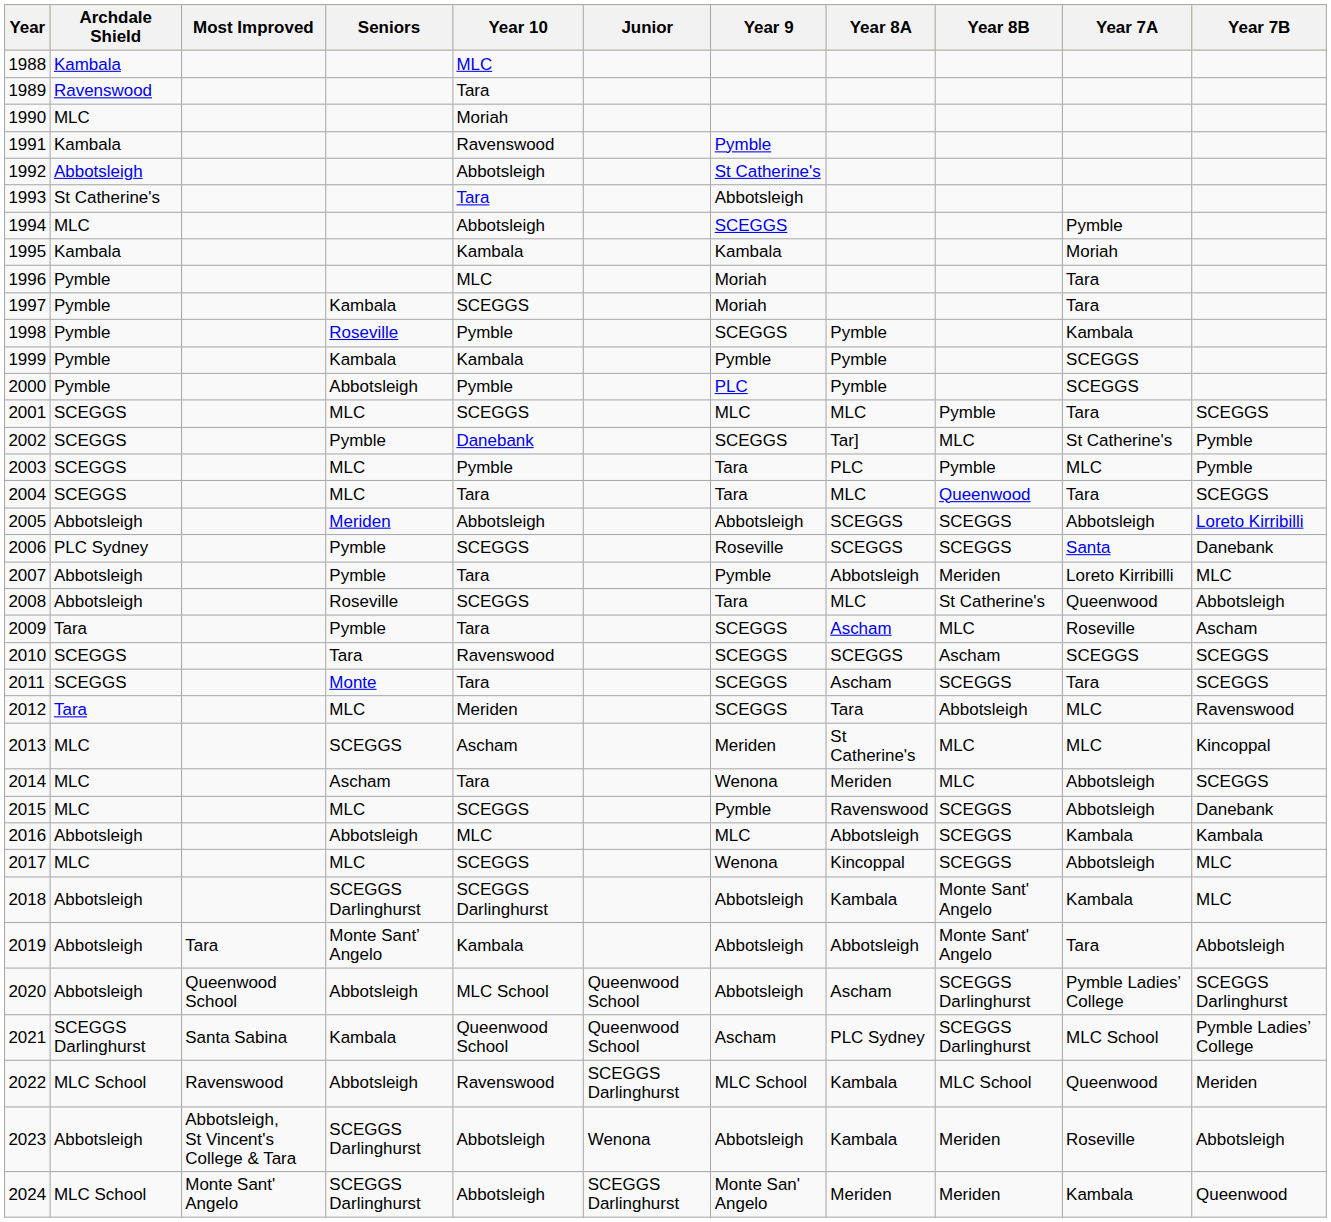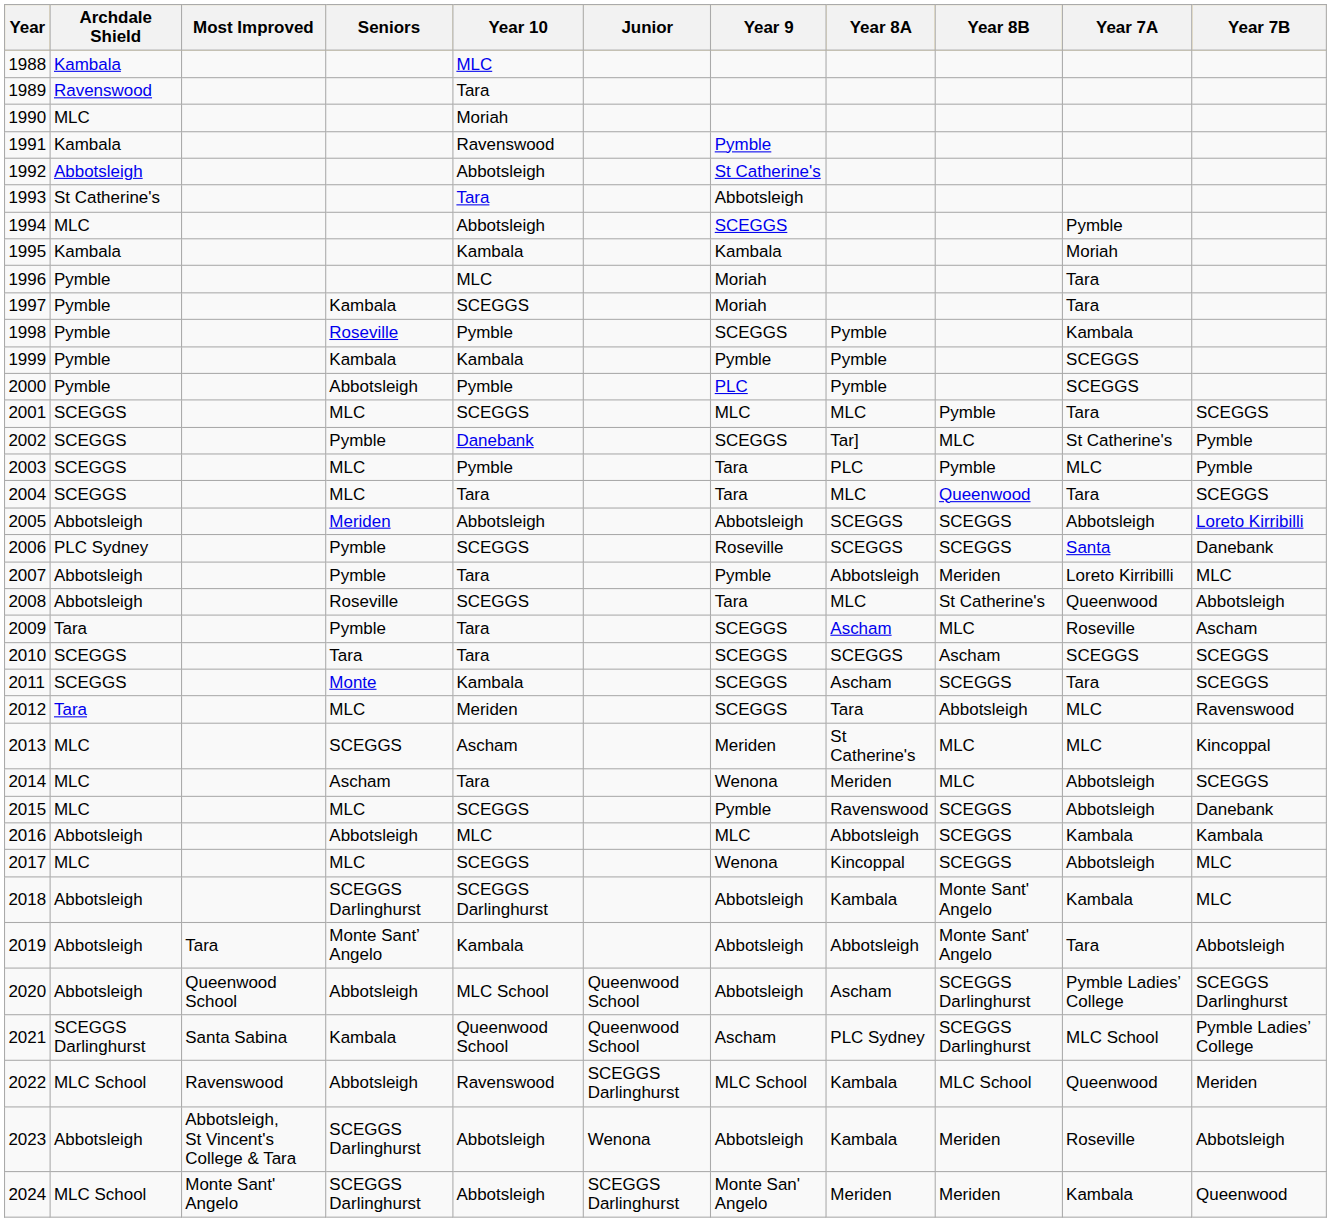(505, 655) Ravenswood -> (473, 655) Tara
(473, 682) Tara -> (490, 682) Kambala
